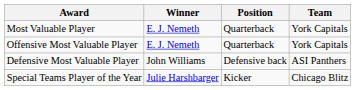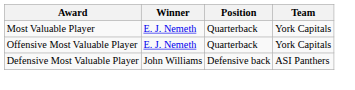- row: (74, 77)
